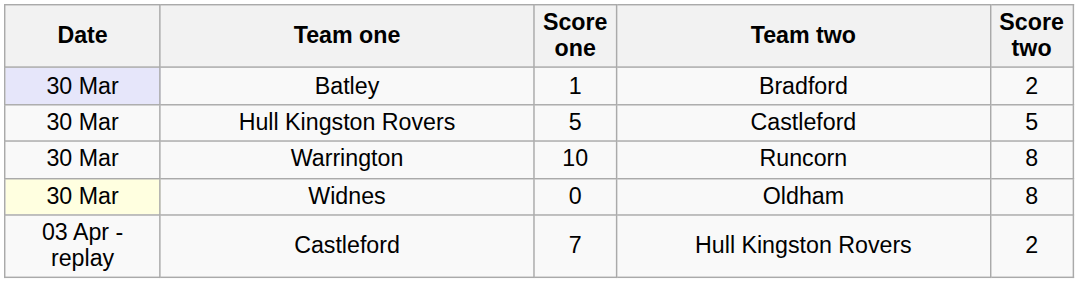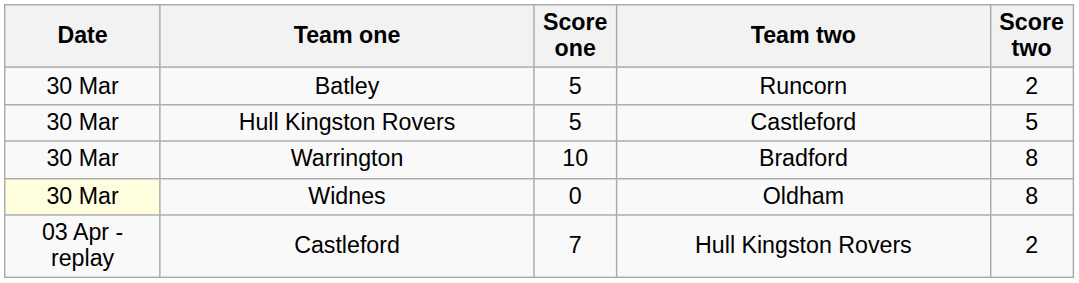(83, 85) lavender background -> (83, 85) no background
(575, 85) 1 -> (575, 85) 5
(803, 85) Bradford -> (803, 85) Runcorn
(803, 159) Runcorn -> (803, 159) Bradford
